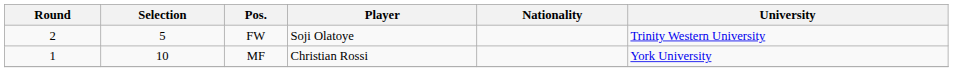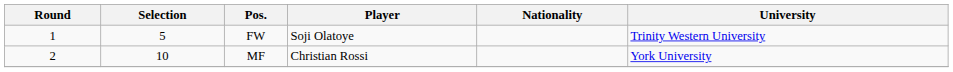(53, 35) 2 -> (53, 35) 1
(53, 56) 1 -> (53, 56) 2
